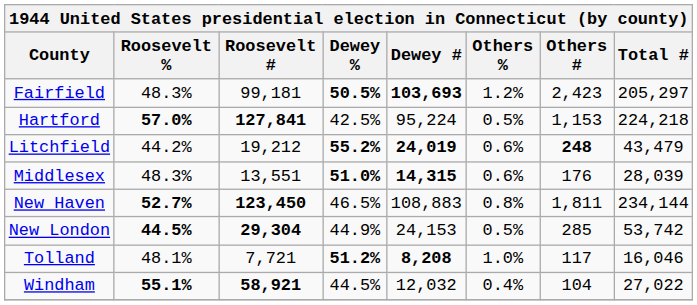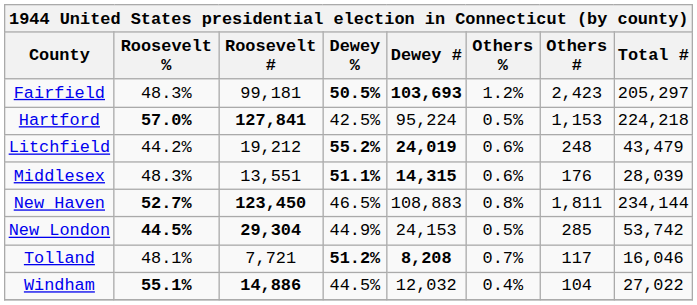(577, 148) bold -> (577, 148) normal
(355, 176) 51.0% -> (355, 176) 51.1%
(503, 258) 1.0% -> (503, 258) 0.7%
(271, 286) 58,921 -> (271, 286) 14,886
